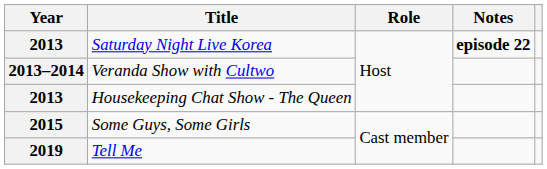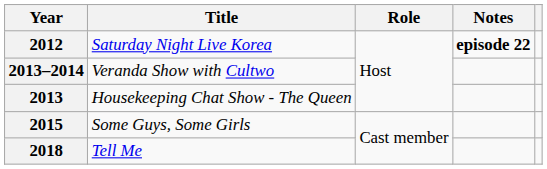(46, 44) 2013 -> (46, 44) 2012
(46, 151) 2019 -> (46, 151) 2018
